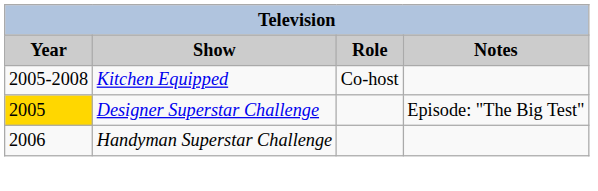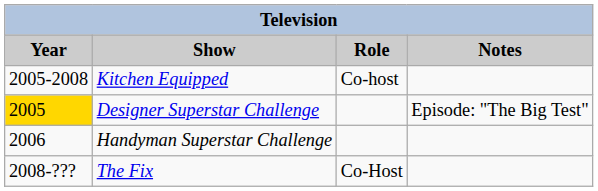+ row: (125, 170)
